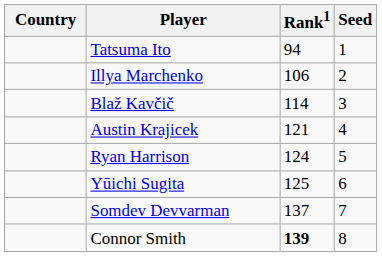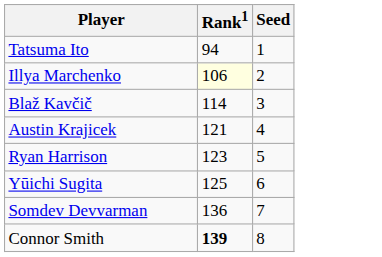- column: (46, 20)
(296, 76) no background -> (214, 76) lightyellow background
(296, 157) 124 -> (214, 157) 123
(296, 210) 137 -> (214, 210) 136
